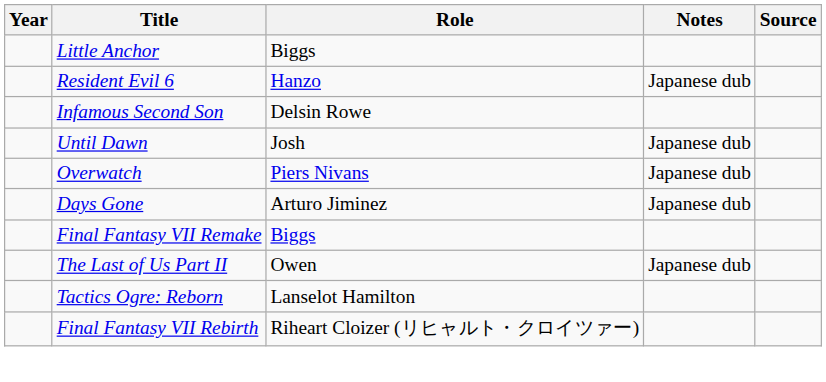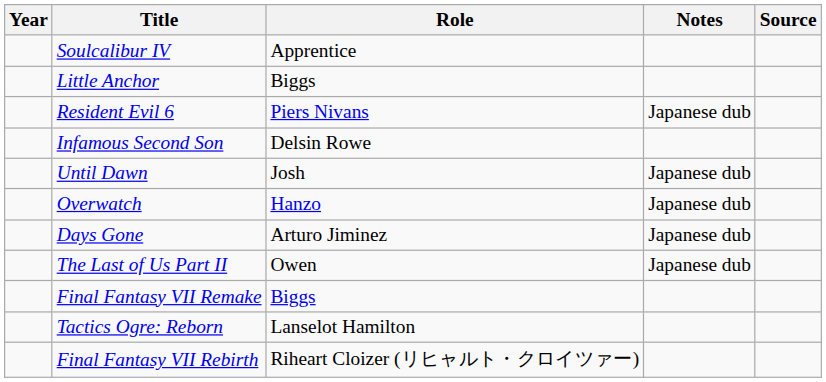+ row: (113, 50)
(296, 81) Hanzo -> (320, 111) Piers Nivans
(320, 173) Piers Nivans -> (296, 204) Hanzo
rows swapped: (159, 234) <-> (142, 265)
